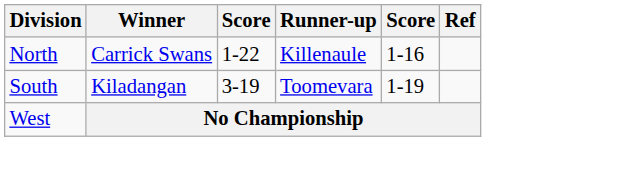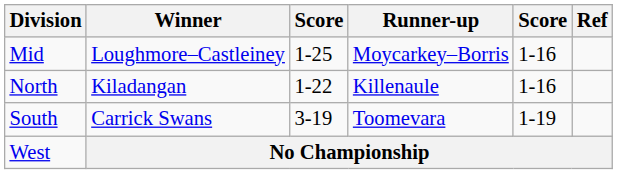+ row: (27, 53)
(152, 53) Carrick Swans -> (139, 86) Kiladangan
(139, 86) Kiladangan -> (152, 119) Carrick Swans
